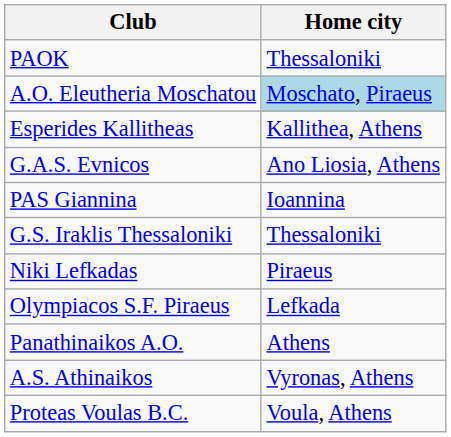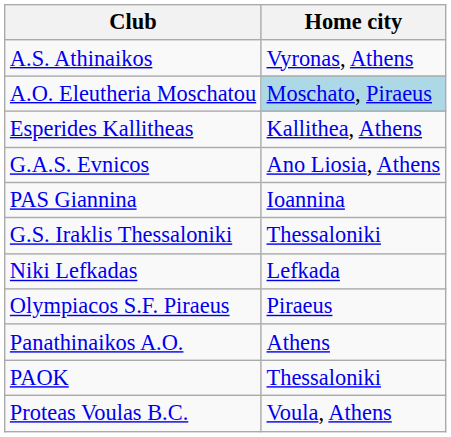rows swapped: (81, 377) <-> (39, 57)
(299, 270) Piraeus -> (303, 270) Lefkada
(303, 306) Lefkada -> (299, 306) Piraeus
